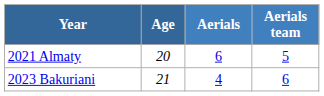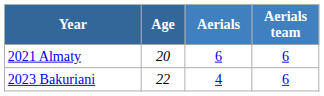(286, 56) 5 -> (286, 56) 6
(163, 79) 21 -> (163, 79) 22
